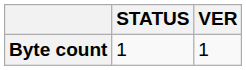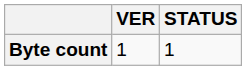columns swapped: (218, 19) <-> (153, 19)
